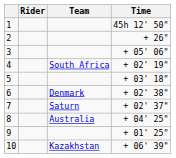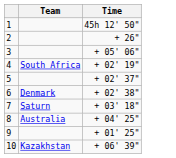- column: (33, 11)
(146, 79) + 03' 18" -> (117, 79) + 02' 37"
(146, 106) + 02' 37" -> (117, 106) + 03' 18"
